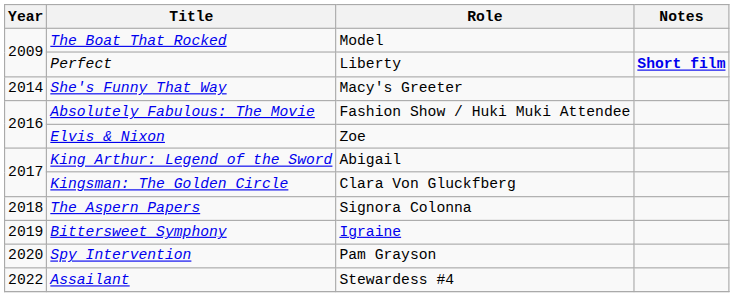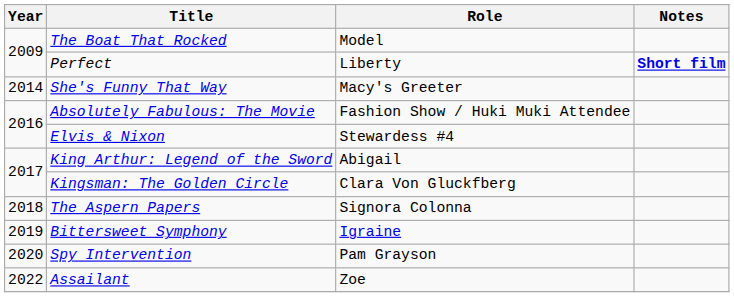(353, 136) Zoe -> (397, 136) Stewardess #4
(397, 280) Stewardess #4 -> (353, 280) Zoe
